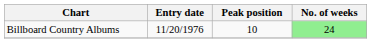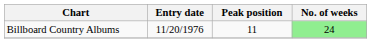(252, 29) 10 -> (252, 29) 11
